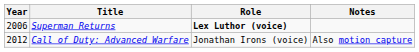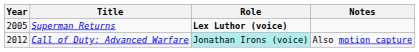(17, 26) 2006 -> (17, 26) 2005
(251, 40) no background -> (251, 40) paleturquoise background
